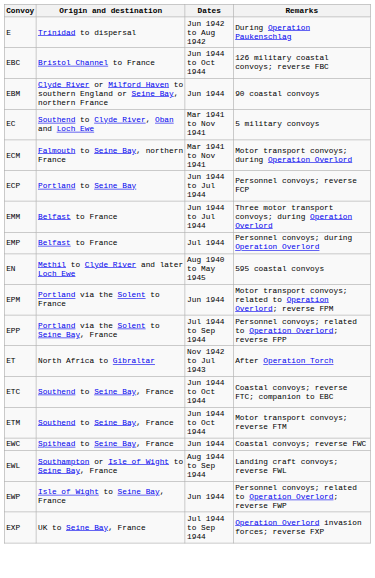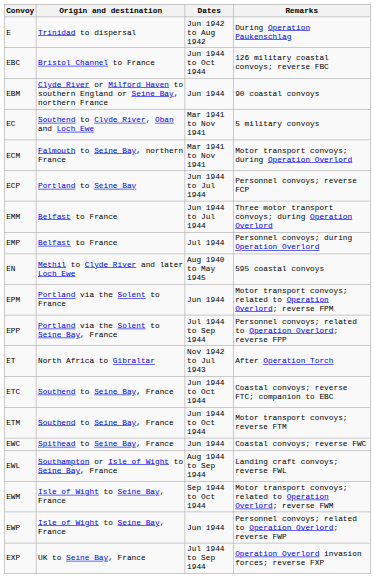+ row: (13, 497)
